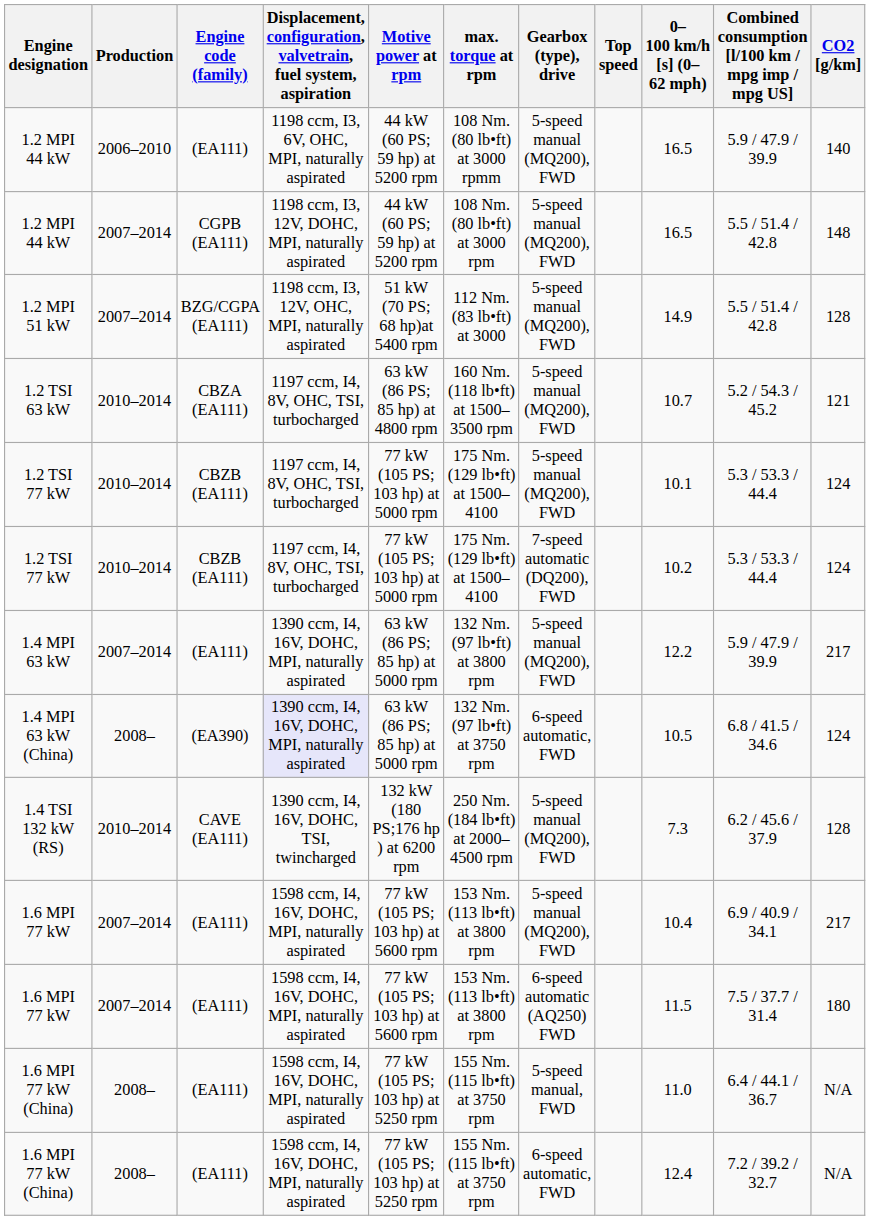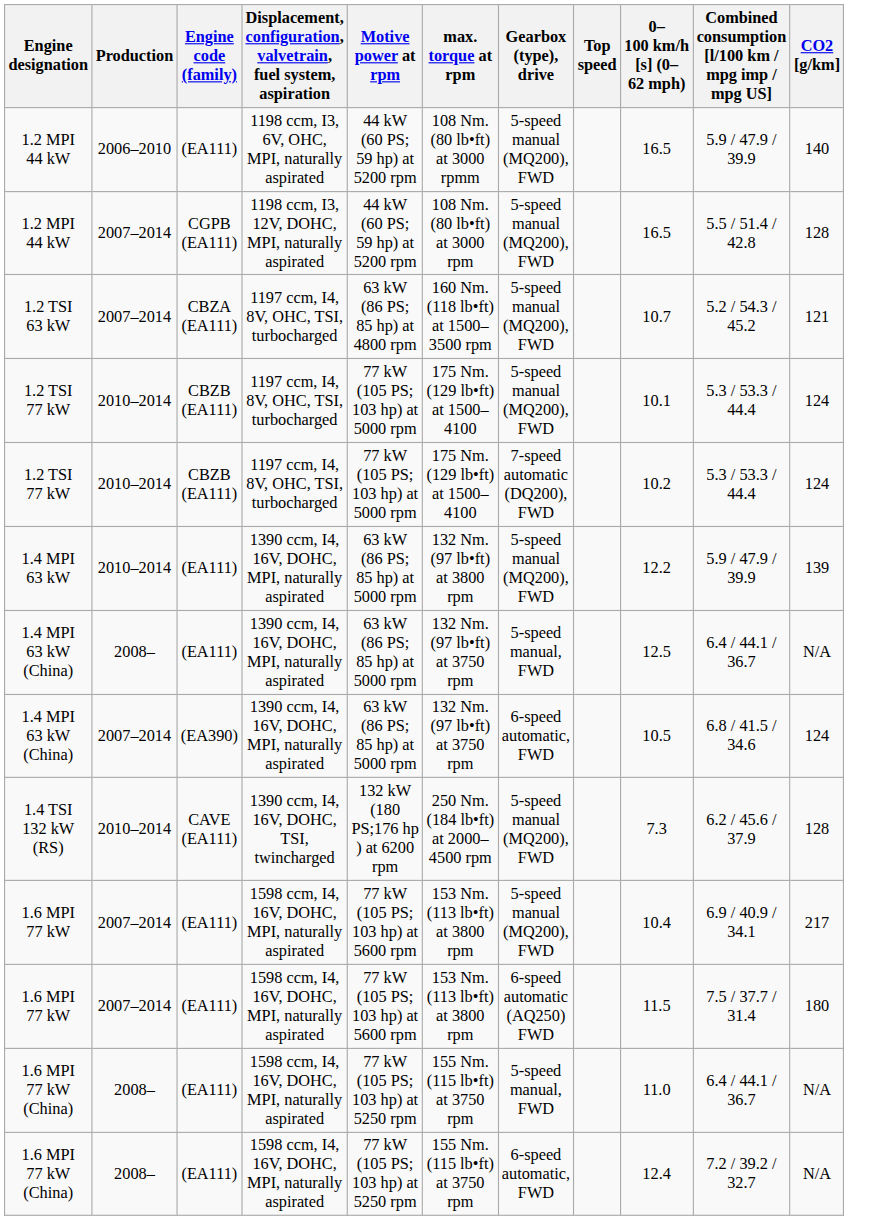(838, 232) 148 -> (817, 232) 128
- row: (48, 316)
(134, 400) 2010–2014 -> (134, 316) 2007–2014
(134, 651) 2007–2014 -> (134, 567) 2010–2014
(838, 651) 217 -> (817, 567) 139
+ row: (48, 651)
(134, 735) 2008– -> (134, 735) 2007–2014
(316, 735) lavender background -> (295, 735) no background
